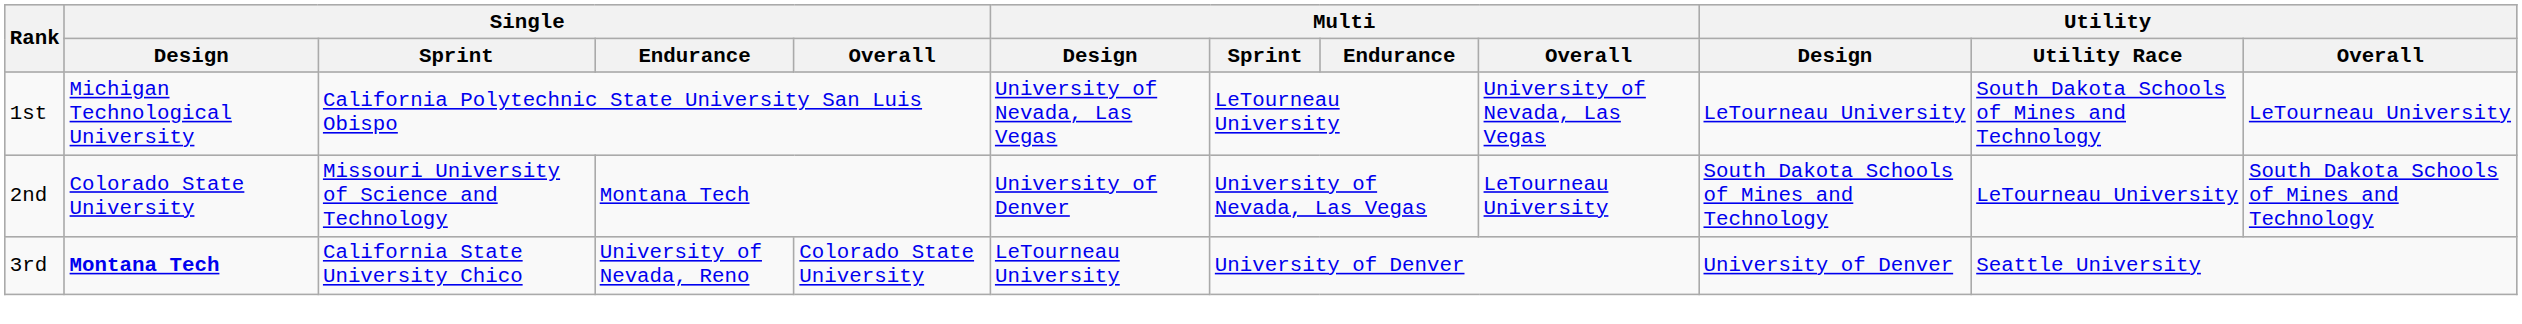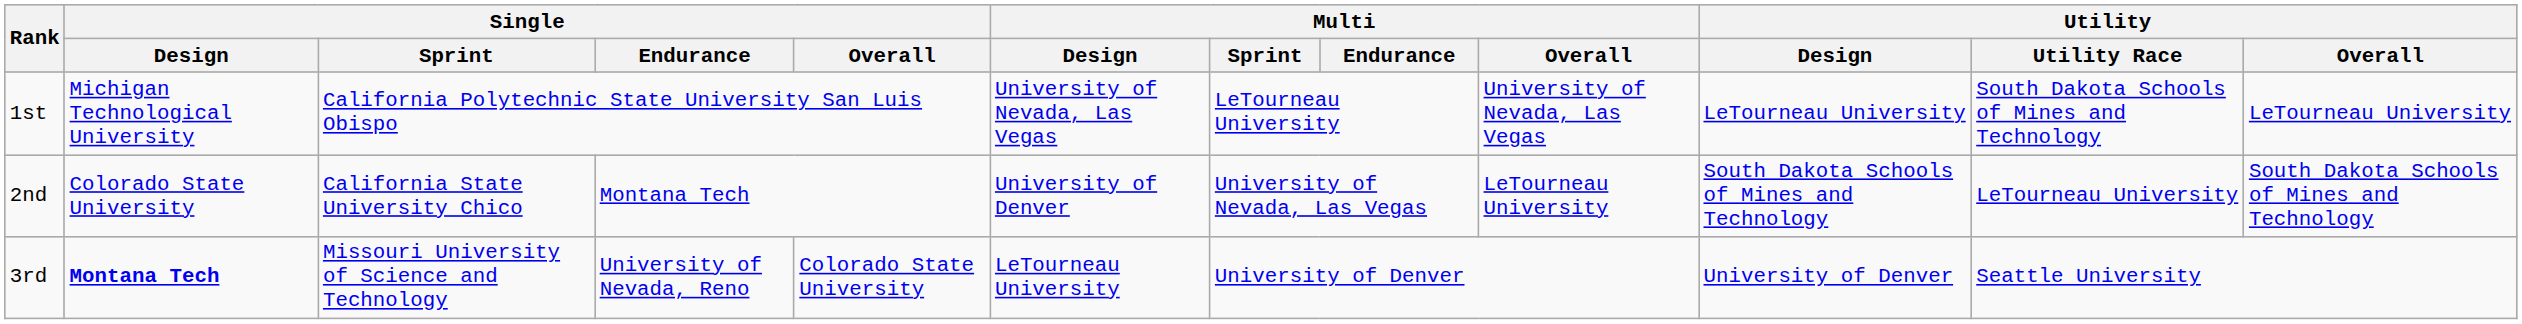(442, 195) Missouri University of Science and Technology -> (423, 195) California State University Chico
(423, 265) California State University Chico -> (442, 277) Missouri University of Science and Technology
